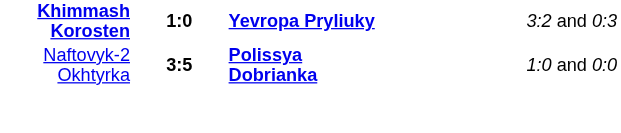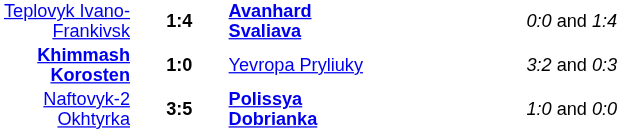+ row: (67, 20)
(302, 20) bold -> (296, 65) normal
